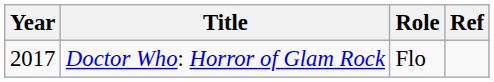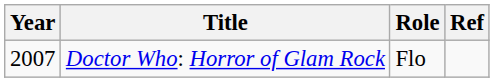(33, 58) 2017 -> (33, 58) 2007
